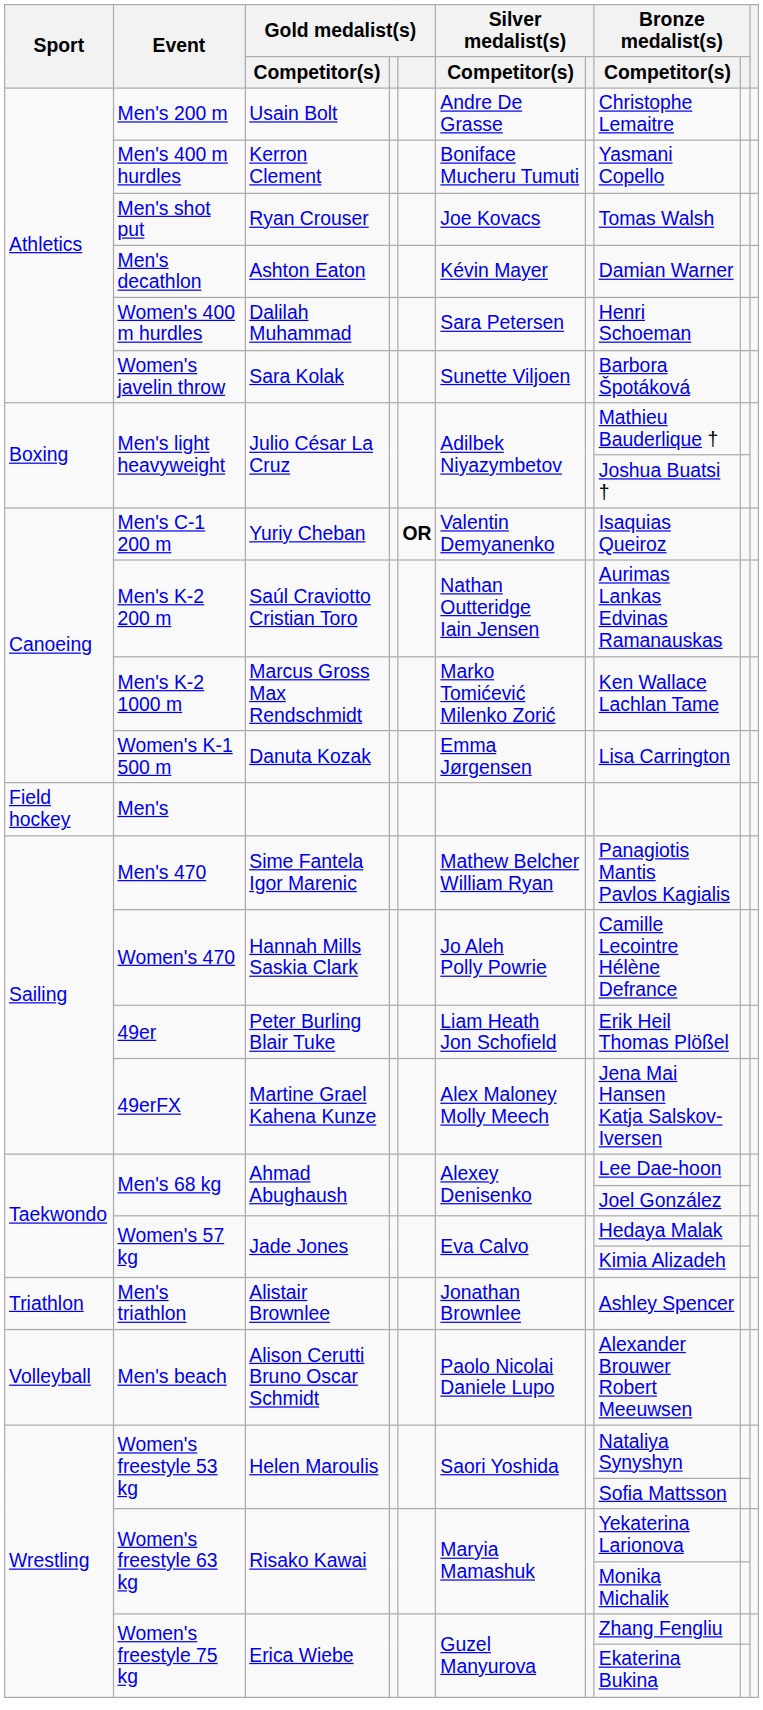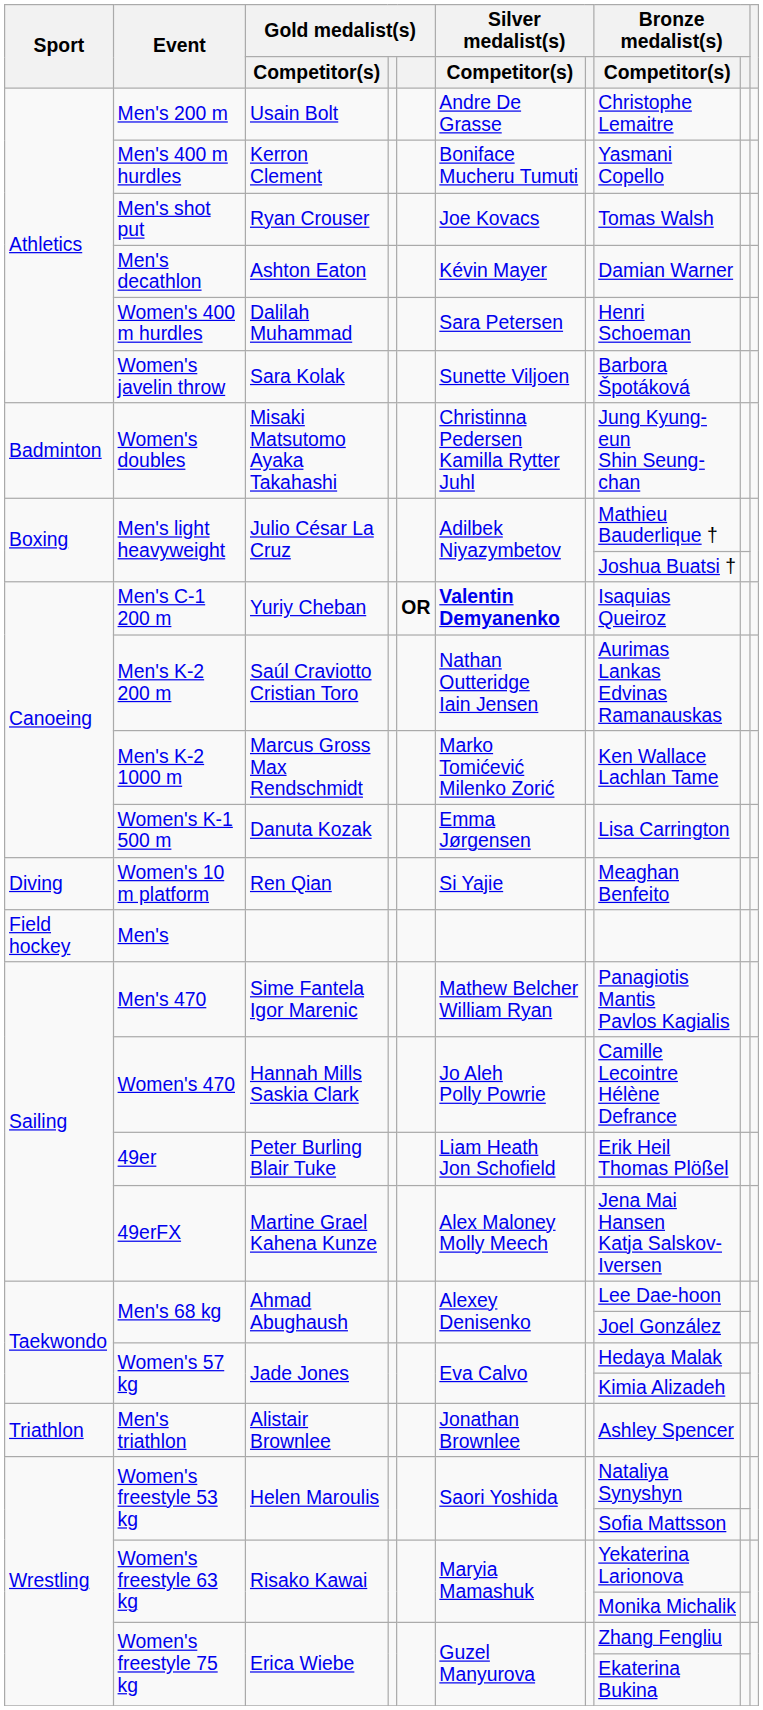+ row: (157, 450)
(497, 533) normal -> (500, 608) bold
+ row: (171, 883)
- row: (172, 1377)
